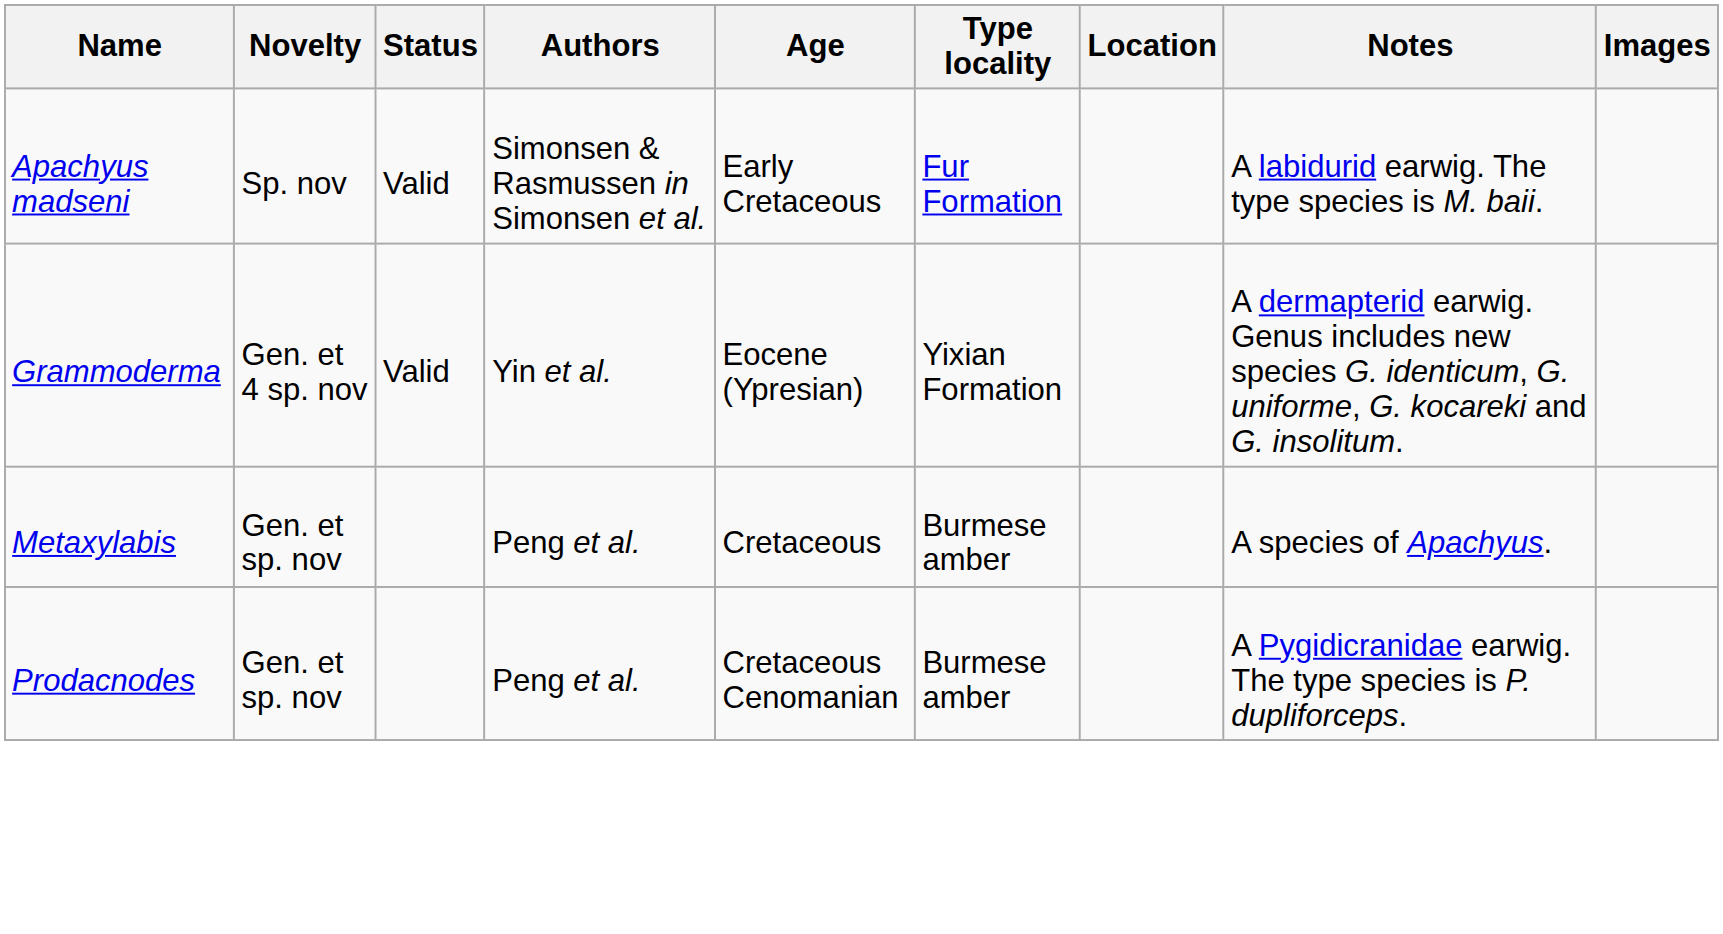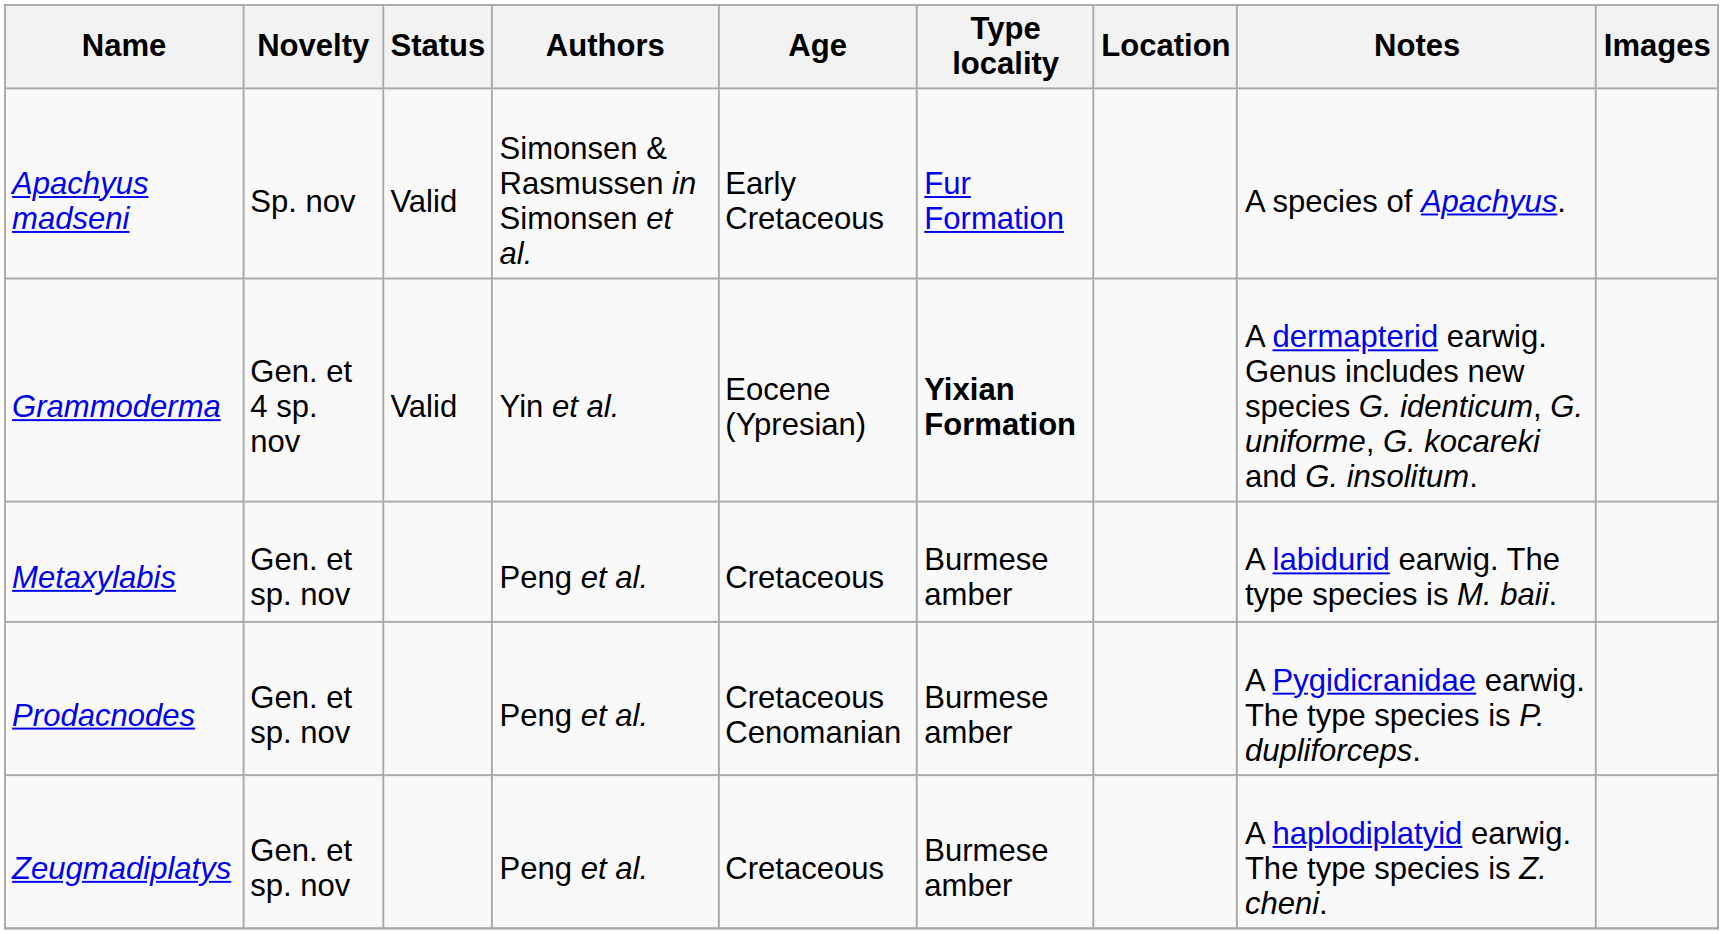(1389, 183) A labidurid earwig. The type species is M. baii. -> (1405, 200) A species of Apachyus.
(992, 372) normal -> (1000, 406) bold
(1392, 543) A species of Apachyus. -> (1402, 578) A labidurid earwig. The type species is M. baii.
+ row: (122, 868)
